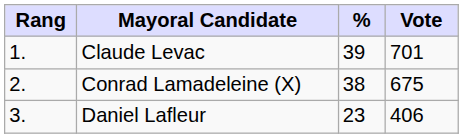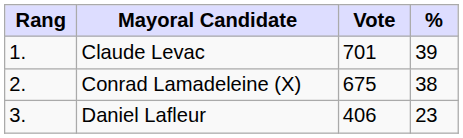columns swapped: (421, 20) <-> (362, 20)
